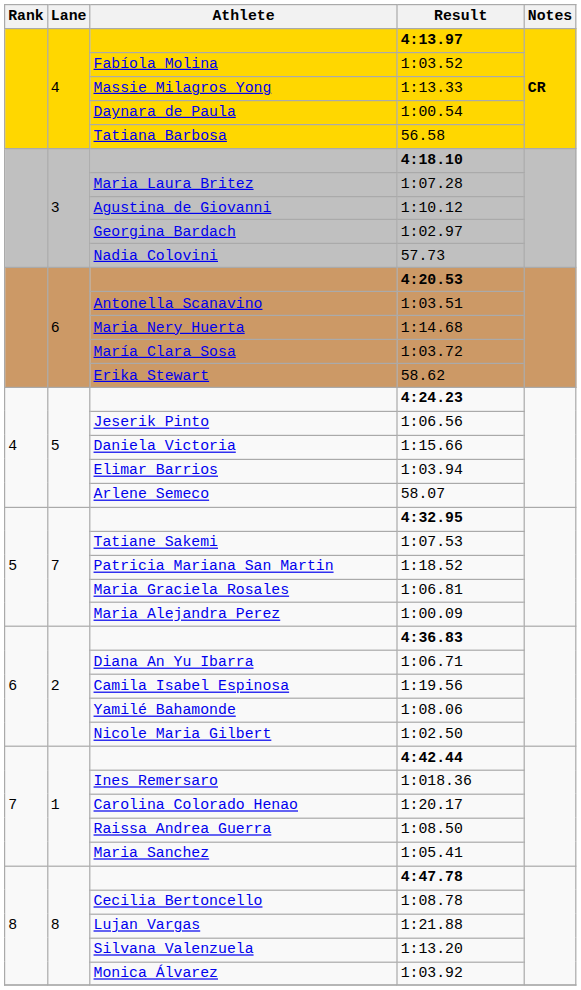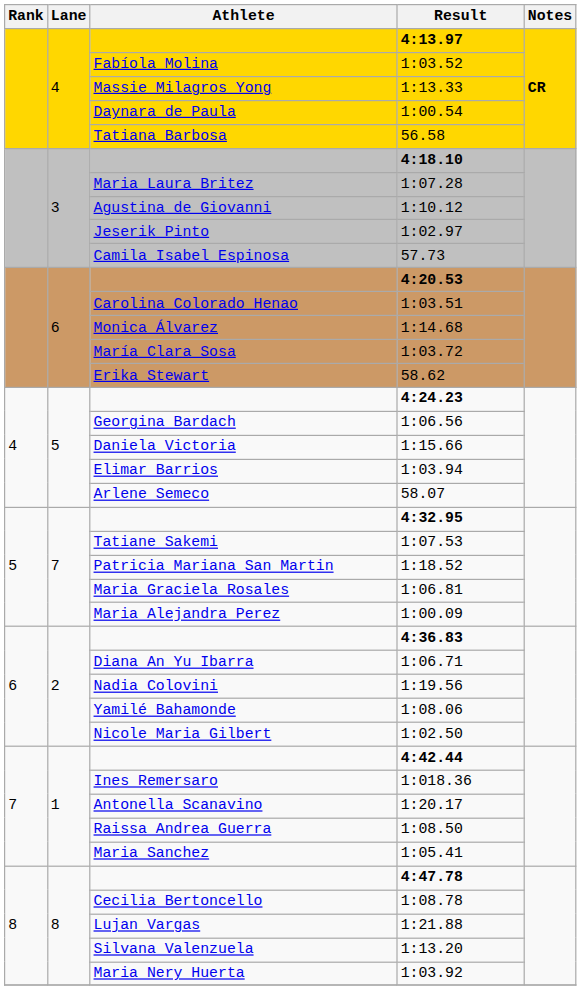(165, 232) Georgina Bardach -> (151, 232) Jeserik Pinto
(156, 256) Nadia Colovini -> (191, 256) Camila Isabel Espinosa
(178, 304) Antonella Scanavino -> (196, 304) Carolina Colorado Henao
(169, 328) Maria Nery Huerta -> (156, 328) Monica Álvarez
(151, 424) Jeserik Pinto -> (165, 424) Georgina Bardach
(191, 687) Camila Isabel Espinosa -> (156, 687) Nadia Colovini
(196, 806) Carolina Colorado Henao -> (178, 806) Antonella Scanavino
(156, 974) Monica Álvarez -> (169, 974) Maria Nery Huerta
